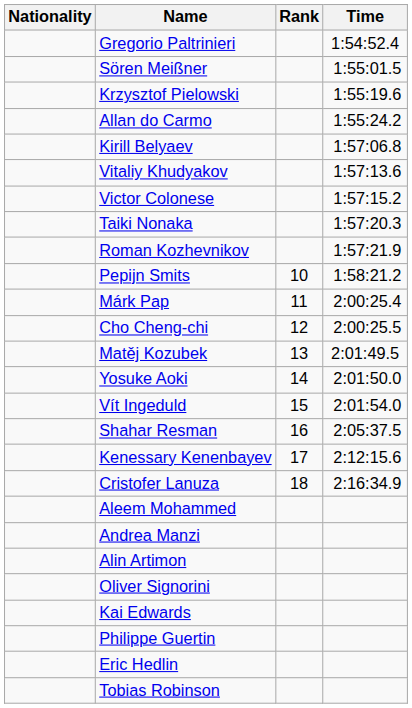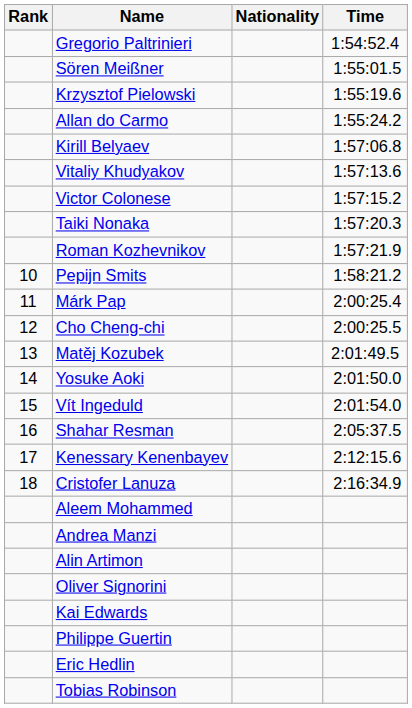columns swapped: (299, 17) <-> (50, 17)
